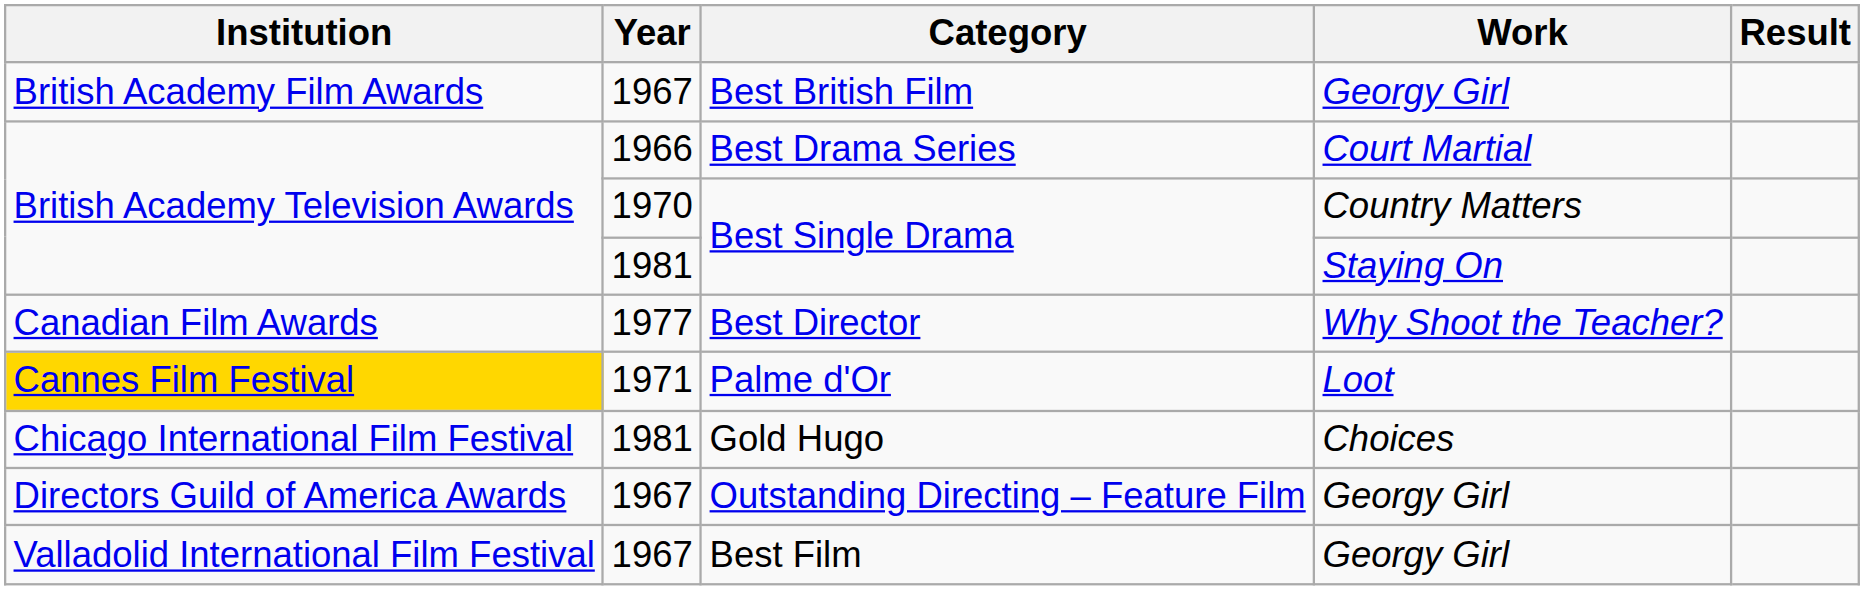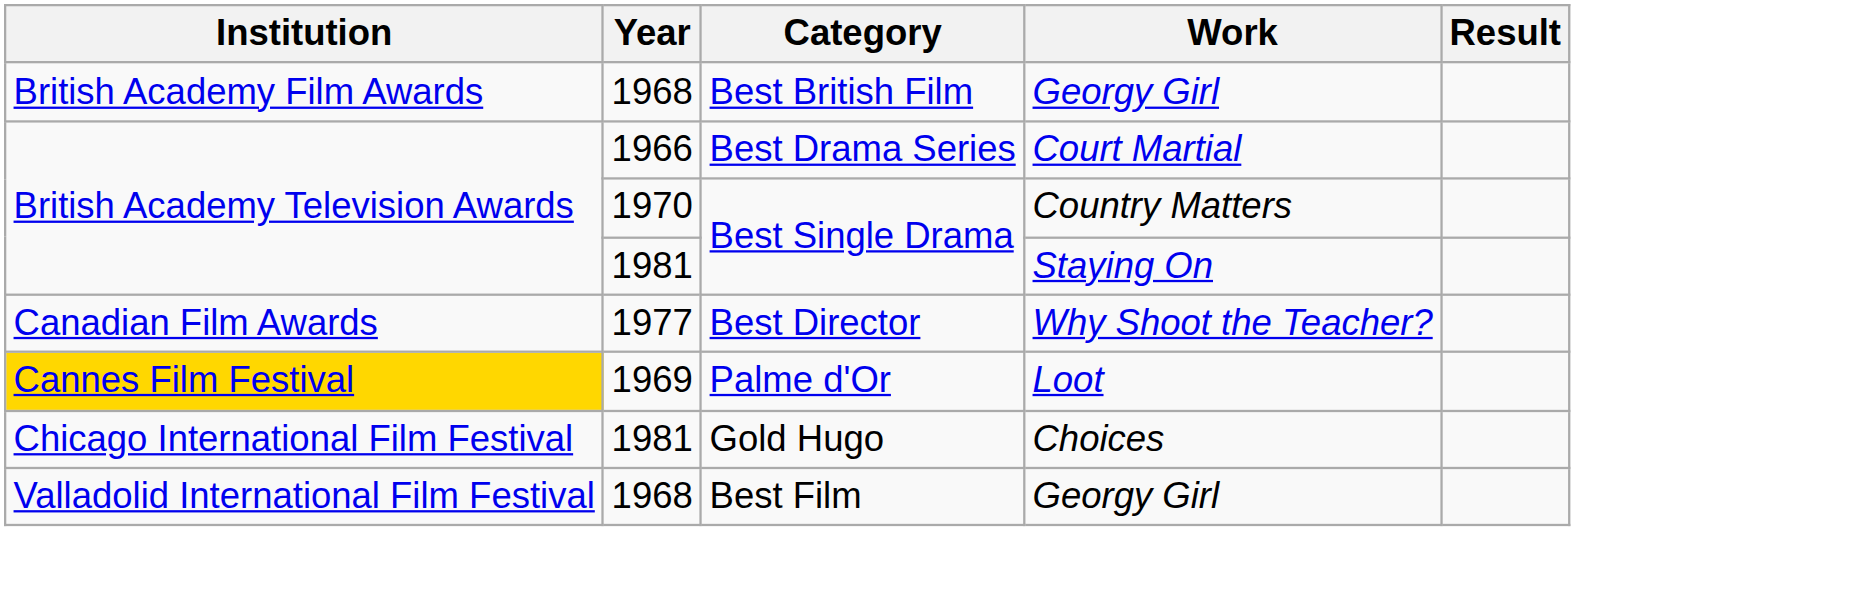(652, 91) 1967 -> (652, 91) 1968
(652, 380) 1971 -> (652, 380) 1969
- row: (1008, 496)
(652, 554) 1967 -> (652, 496) 1968
